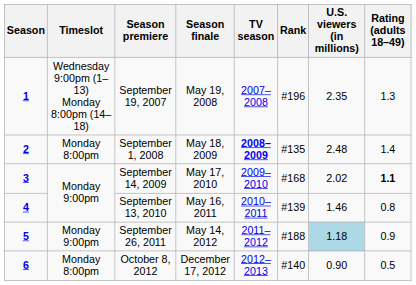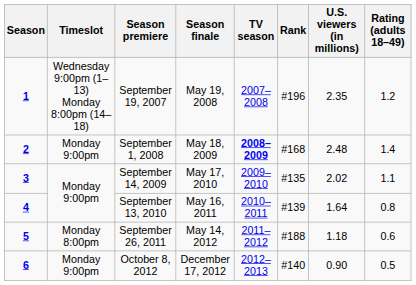(388, 96) 1.3 -> (388, 96) 1.2
(81, 149) Monday 8:00pm -> (81, 149) Monday 9:00pm
(293, 149) #135 -> (293, 149) #168
(293, 178) #168 -> (293, 178) #135
(388, 178) bold -> (388, 178) normal
(337, 207) 1.46 -> (337, 207) 1.64
(81, 236) Monday 9:00pm -> (81, 236) Monday 8:00pm
(337, 236) lightblue background -> (337, 236) no background
(388, 236) 0.9 -> (388, 236) 0.6
(81, 265) Monday 8:00pm -> (81, 265) Monday 9:00pm
